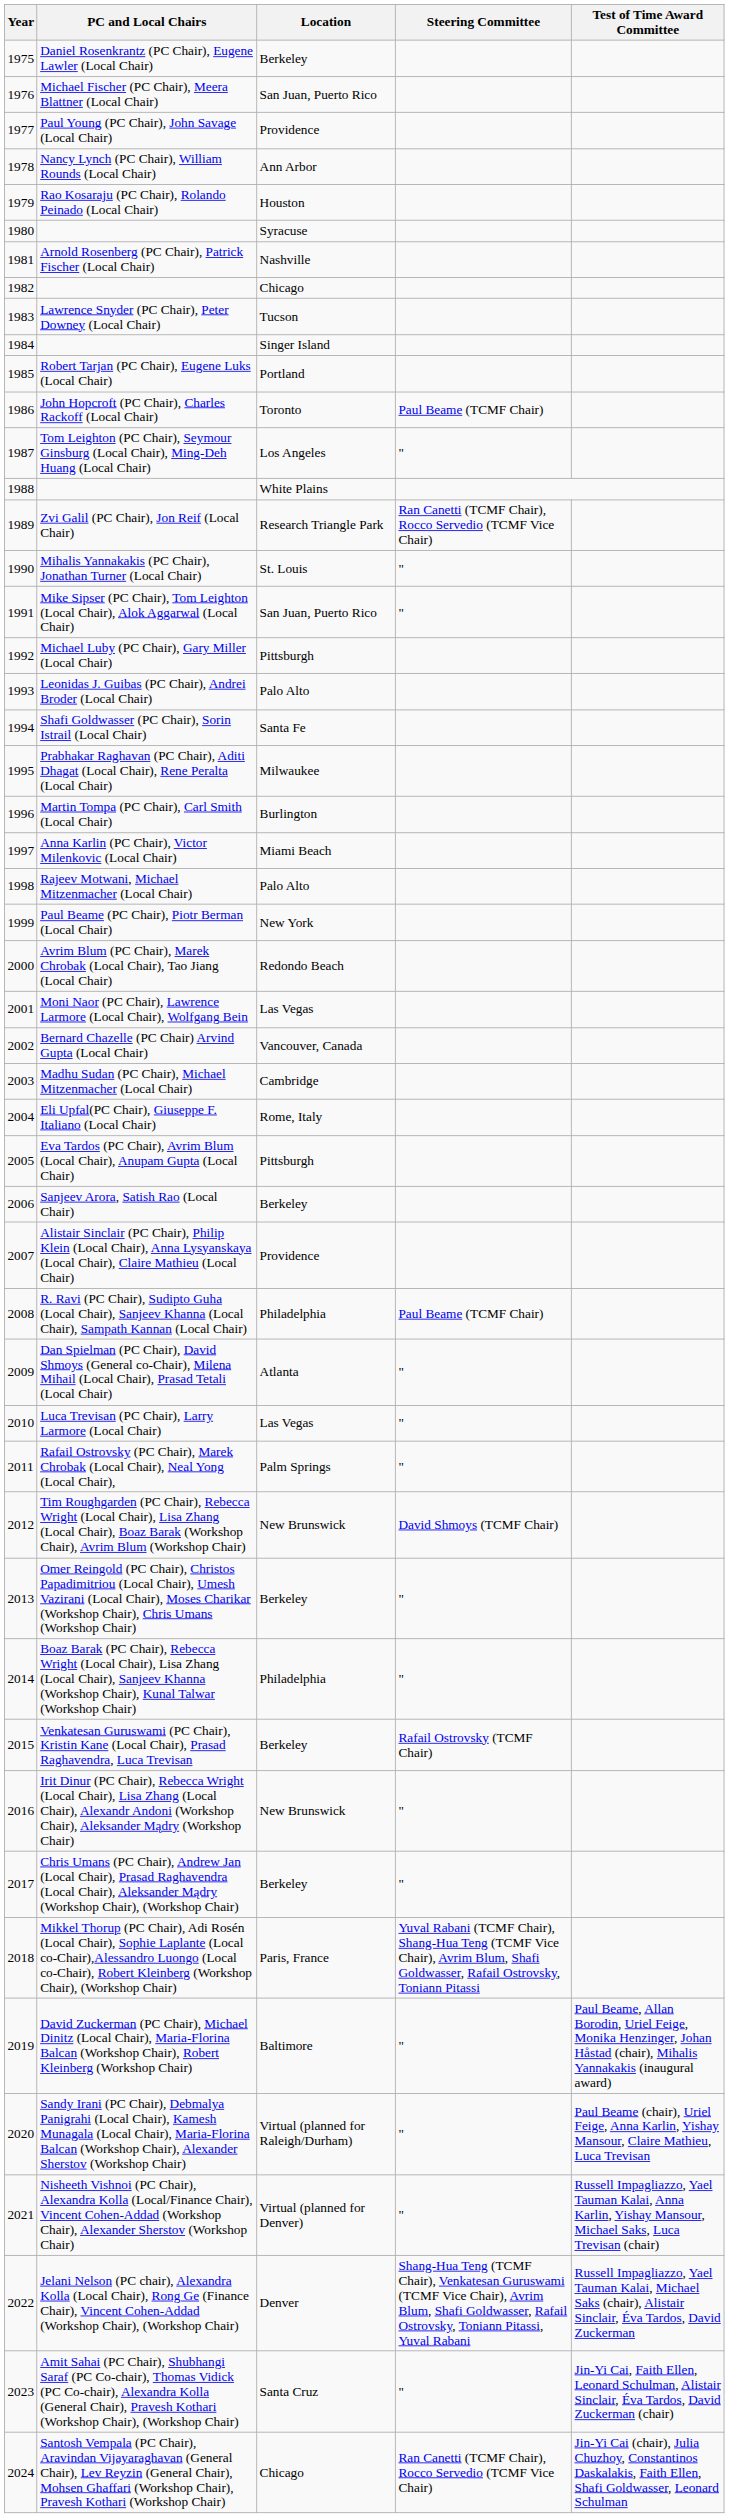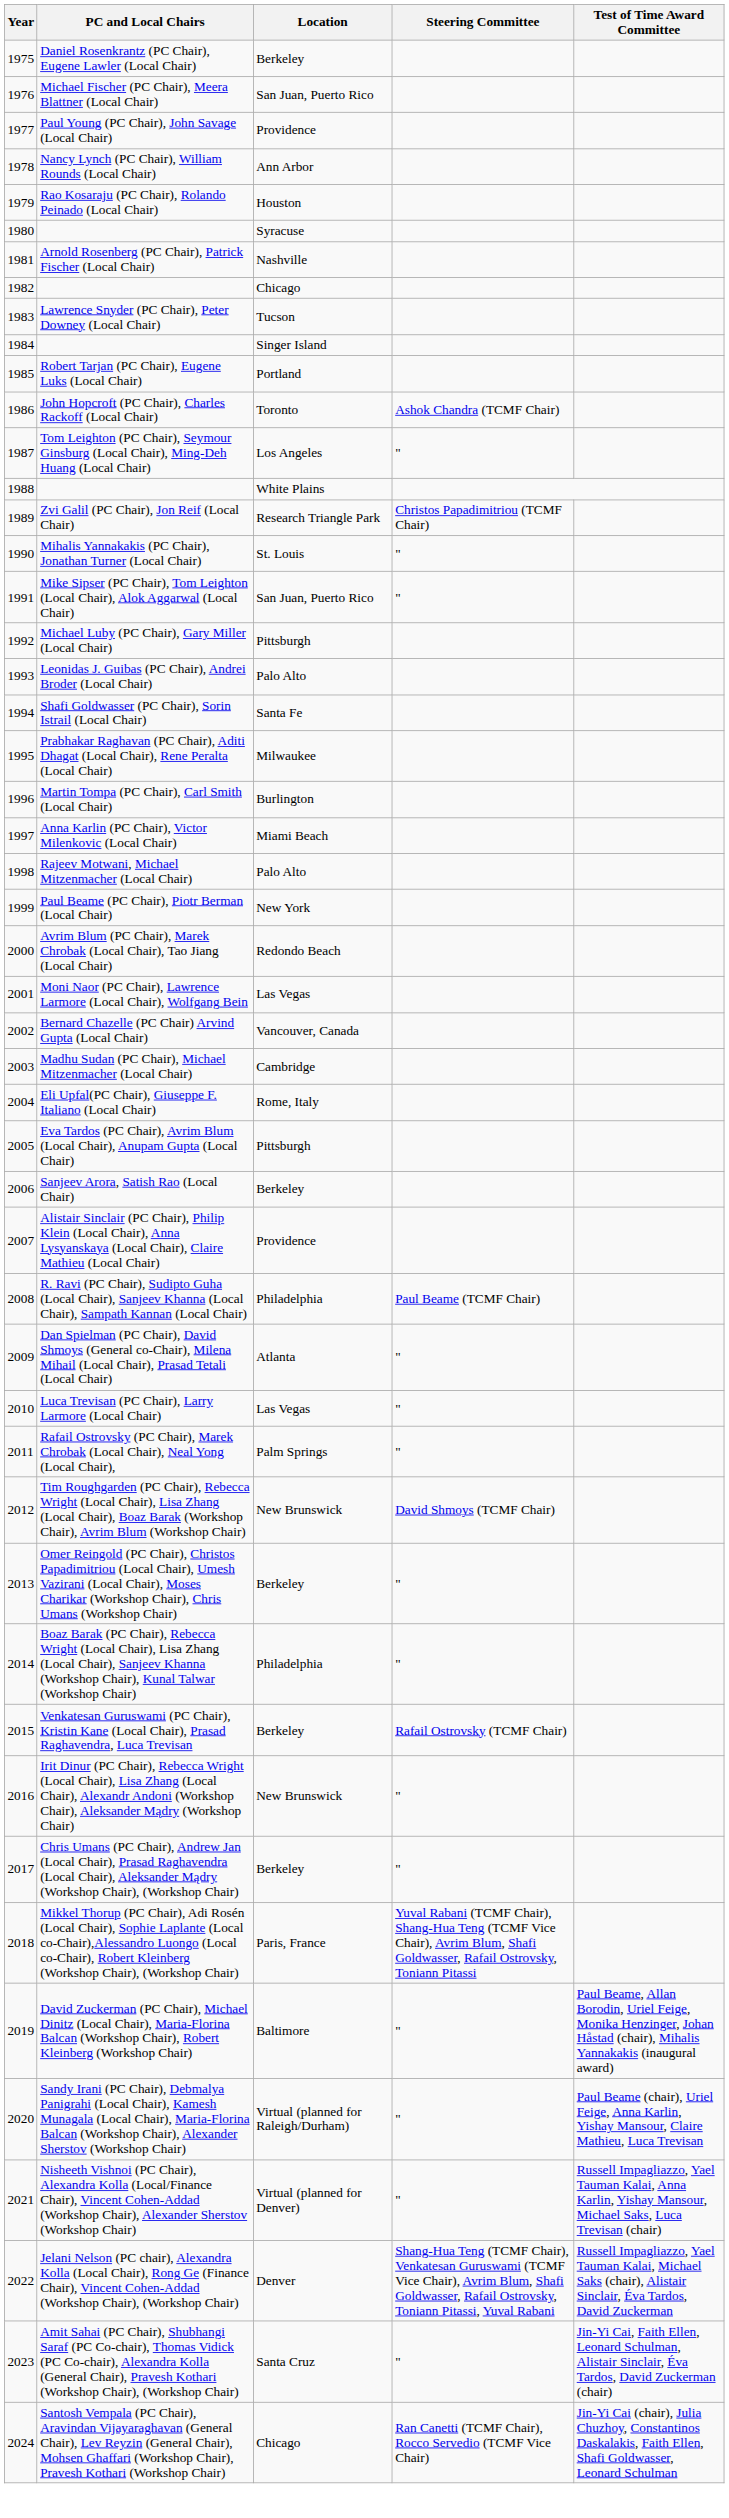(471, 409) Paul Beame (TCMF Chair) -> (477, 409) Ashok Chandra (TCMF Chair)
(476, 525) Ran Canetti (TCMF Chair), Rocco Servedio (TCMF Vice Chair) -> (479, 517) Christos Papadimitriou (TCMF Chair)
